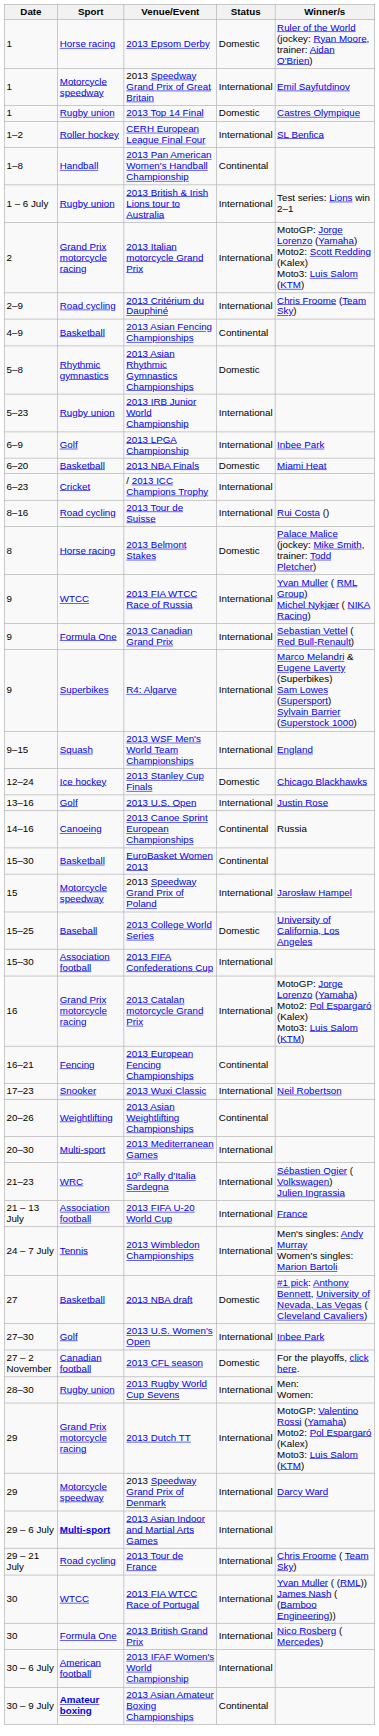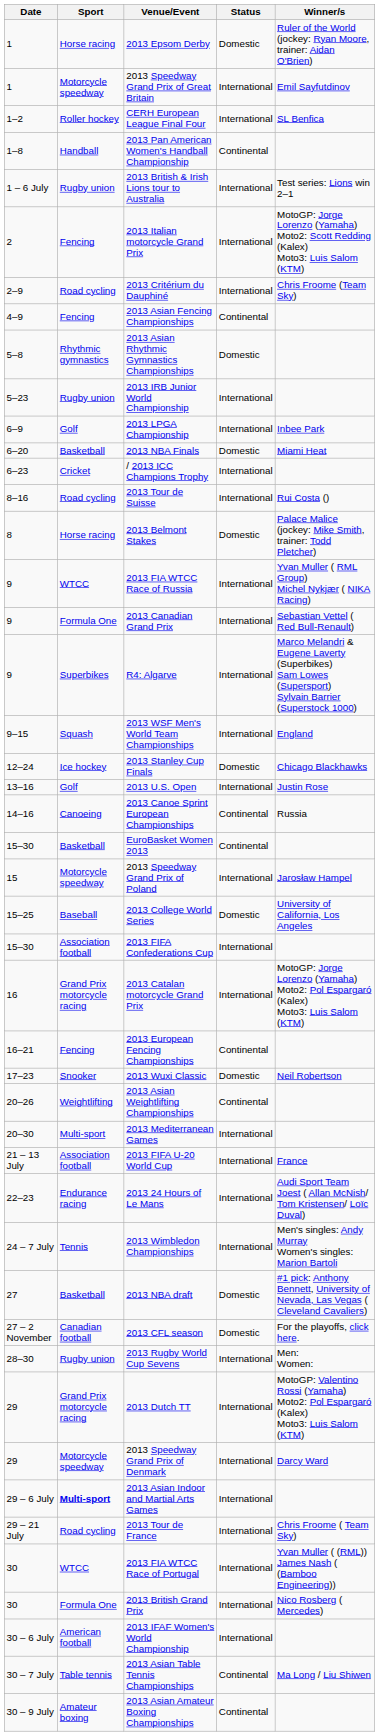- row: (165, 113)
(83, 257) Grand Prix motorcycle racing -> (77, 242) Fencing
(82, 332) Basketball -> (77, 317) Fencing
(246, 1091) International -> (239, 1076) Domestic
- row: (161, 1181)
+ row: (164, 1198)
- row: (169, 1337)
+ row: (163, 1675)
(80, 1705) bold -> (78, 1712) normal
